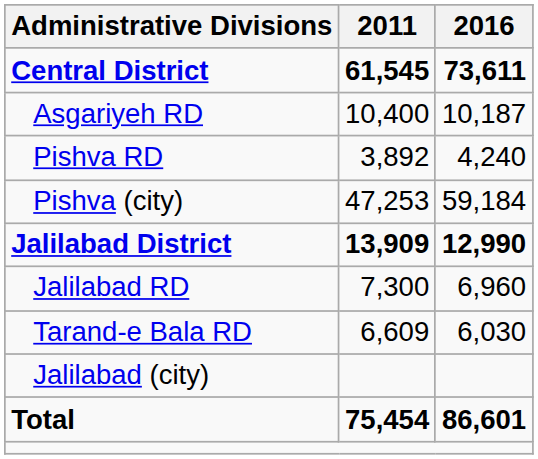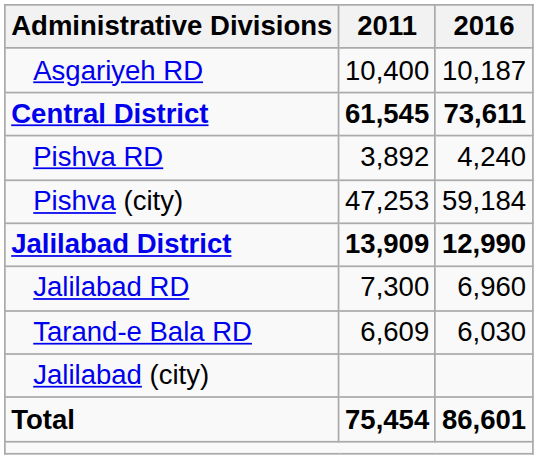rows swapped: (110, 69) <-> (118, 113)
